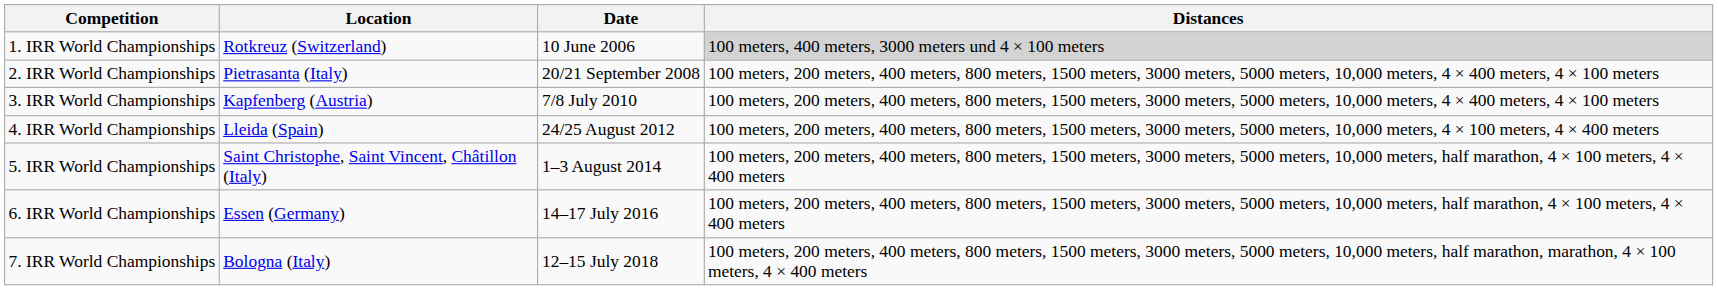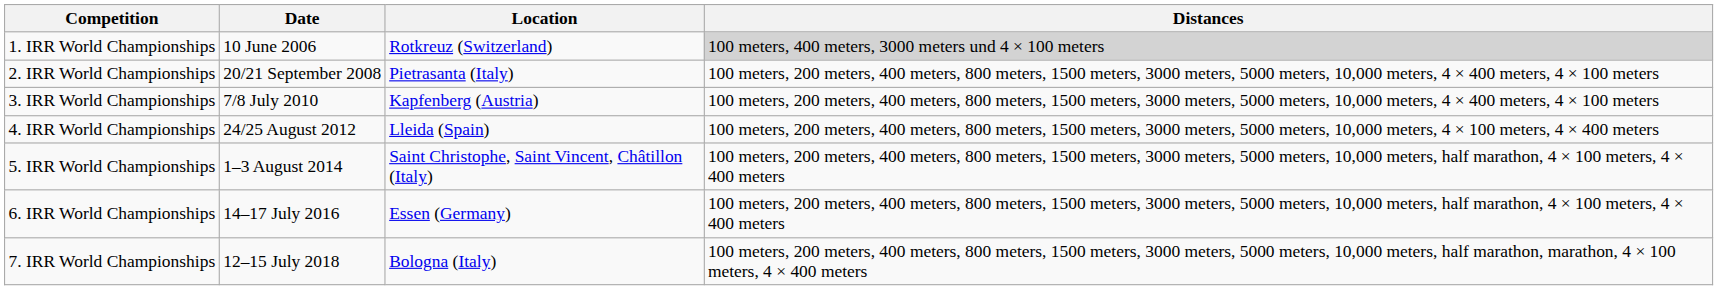columns swapped: (621, 18) <-> (379, 18)
